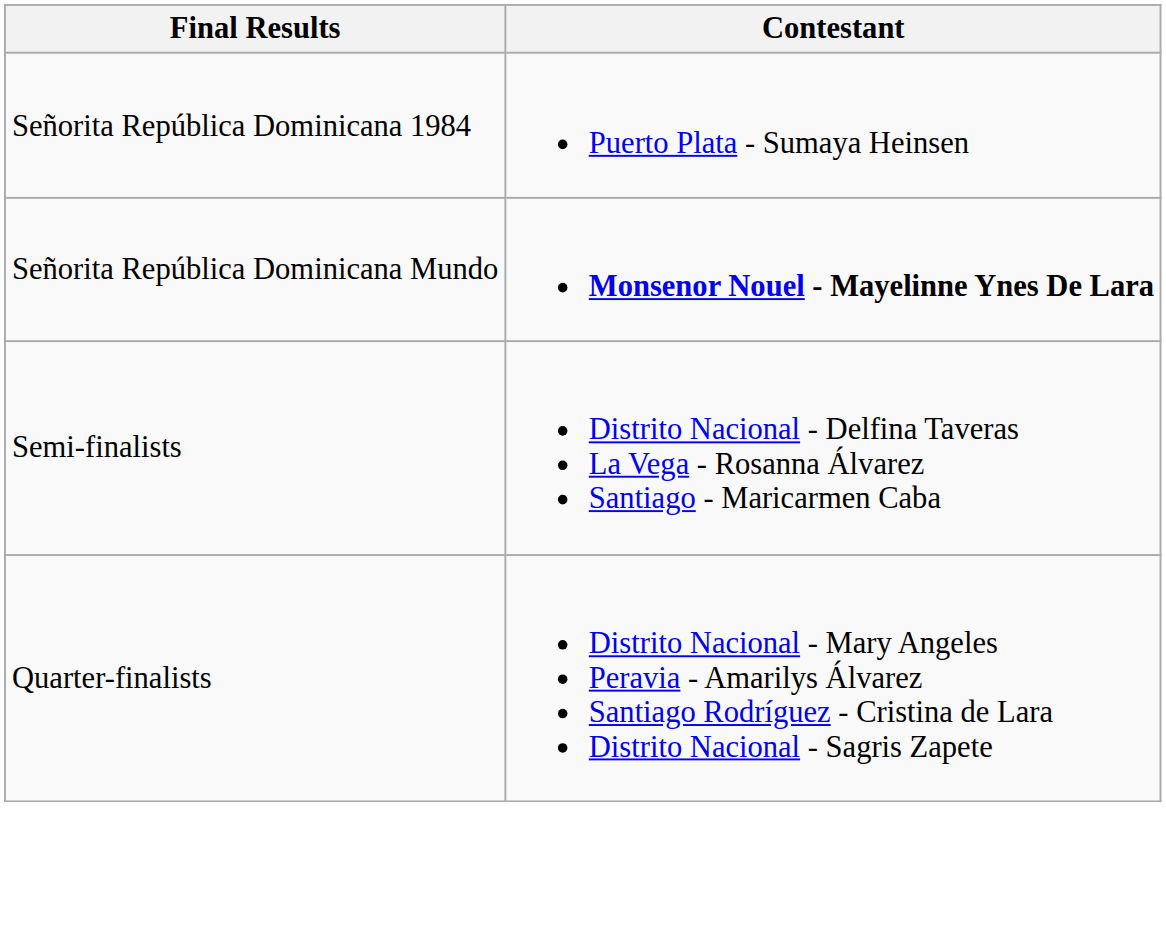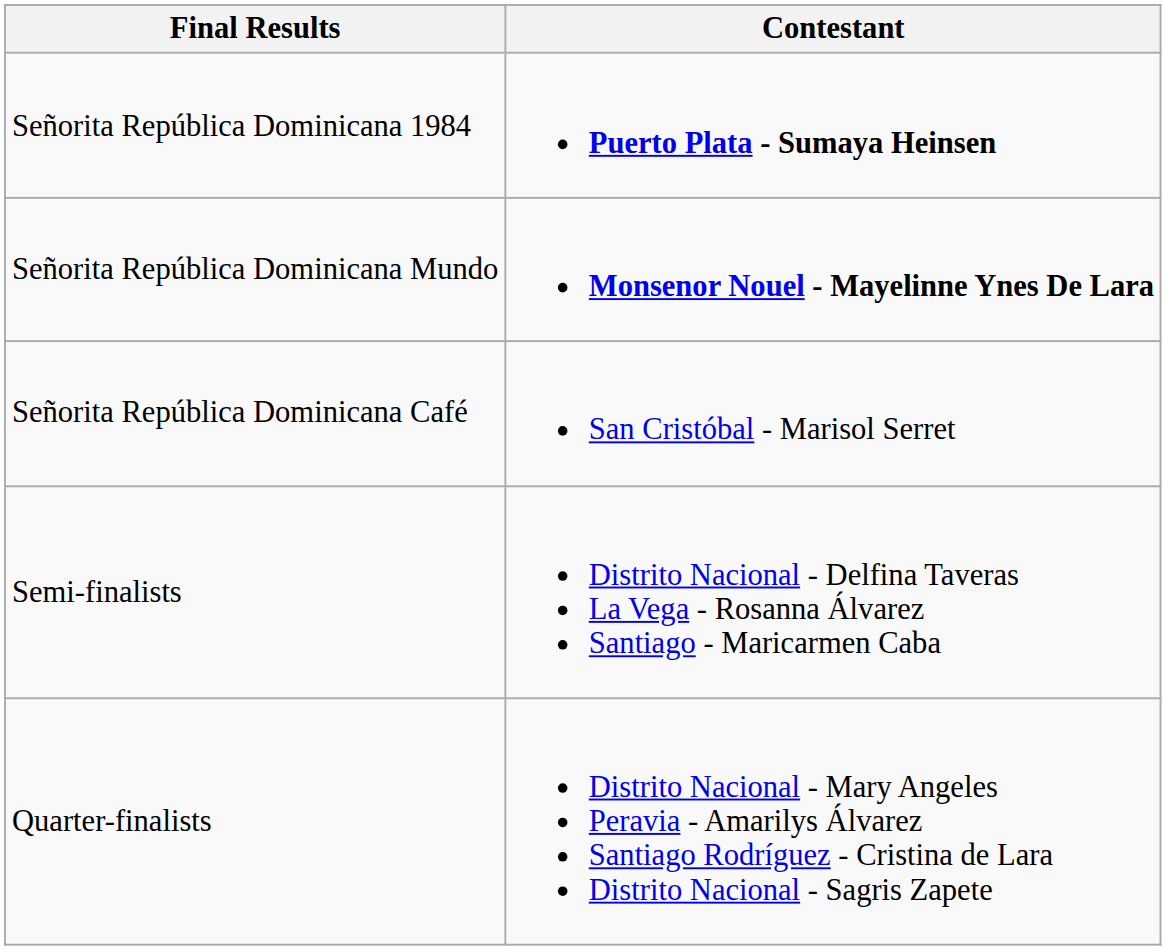(833, 143) normal -> (833, 143) bold
+ row: (240, 412)
